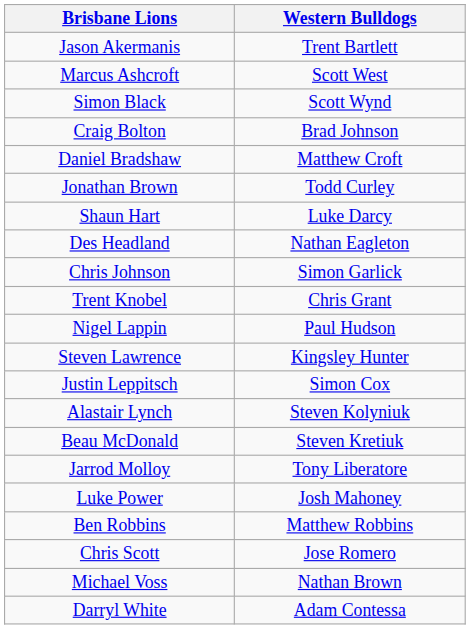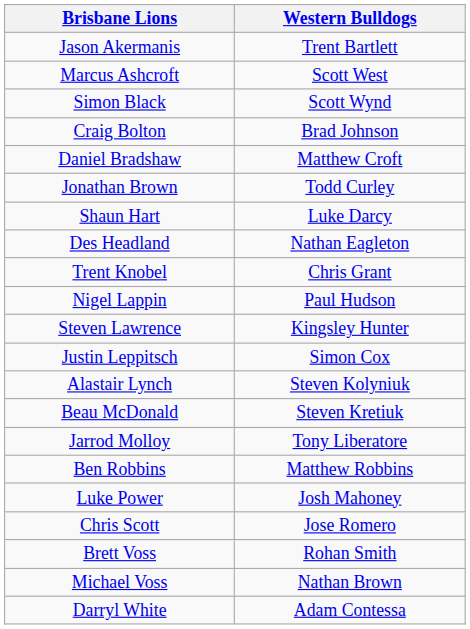- row: (120, 272)
rows swapped: (120, 497) <-> (120, 525)
+ row: (120, 553)
